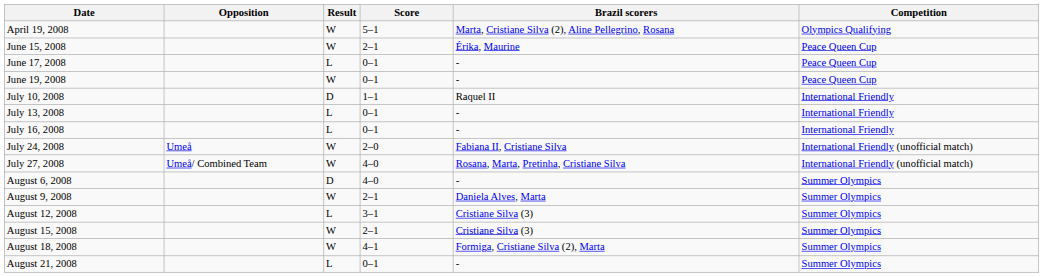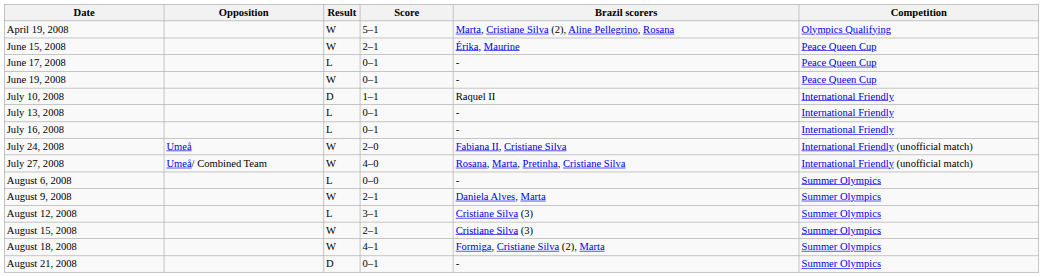(330, 180) D -> (329, 180) L
(370, 180) 4–0 -> (370, 180) 0–0
(329, 264) L -> (330, 264) D
